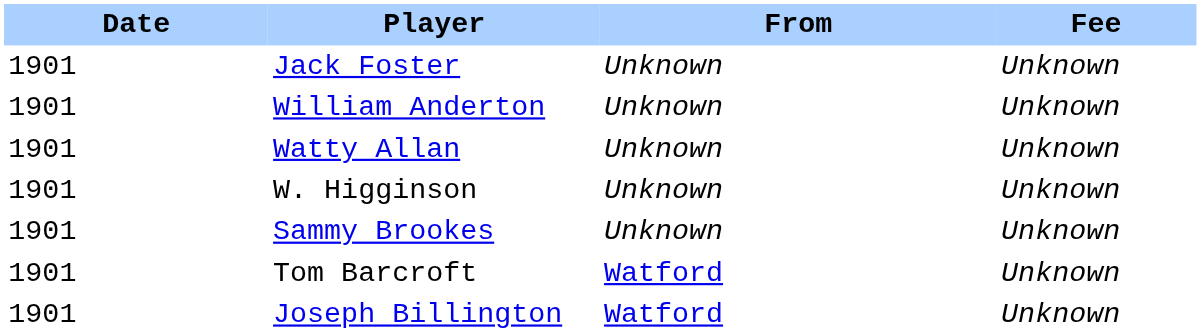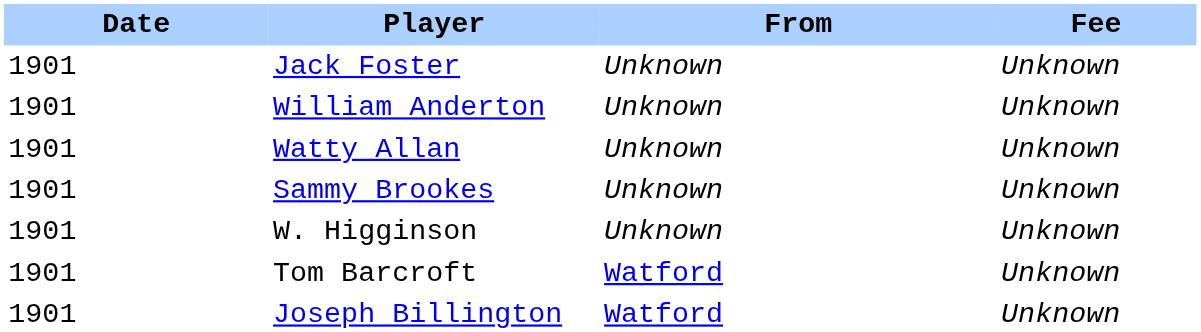rows swapped: (384, 232) <-> (375, 190)
